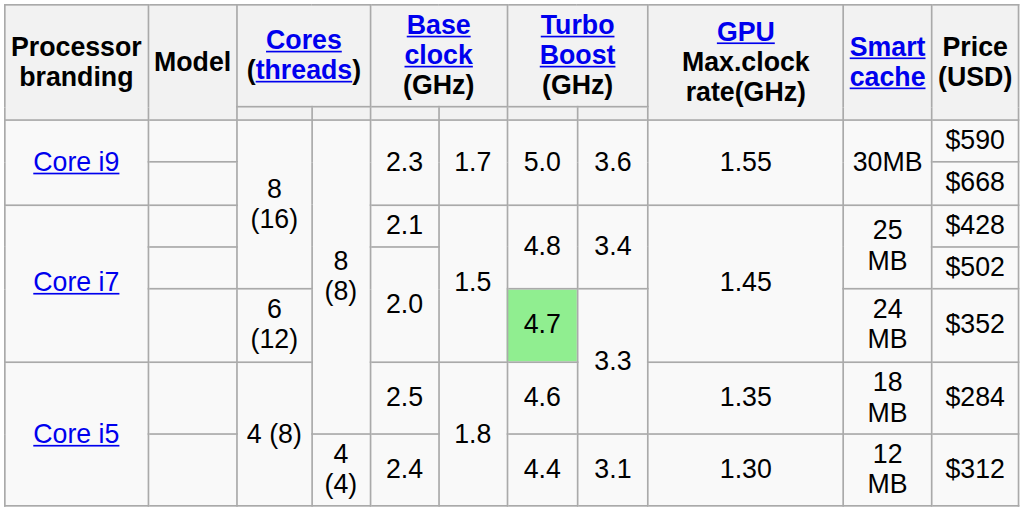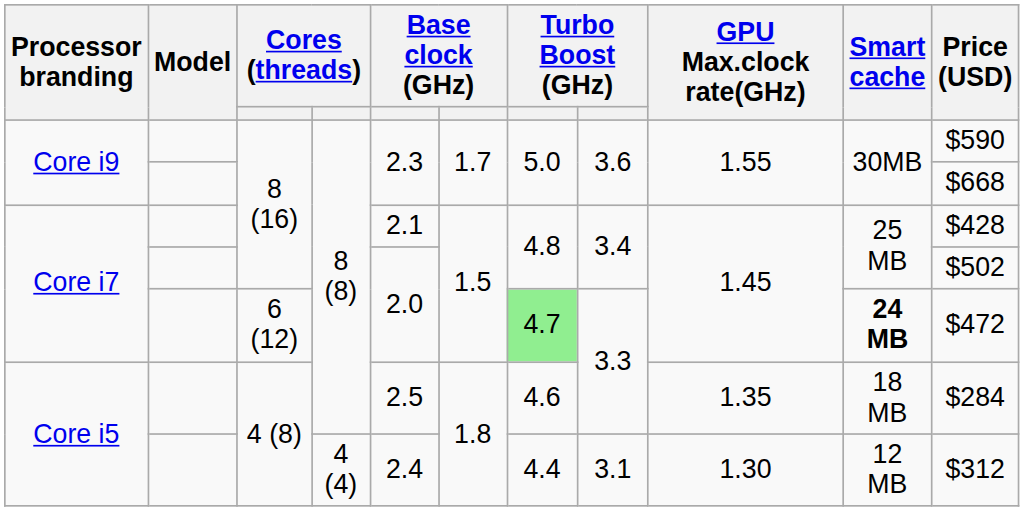(888, 325) normal -> (887, 325) bold
(975, 325) $352 -> (975, 325) $472
